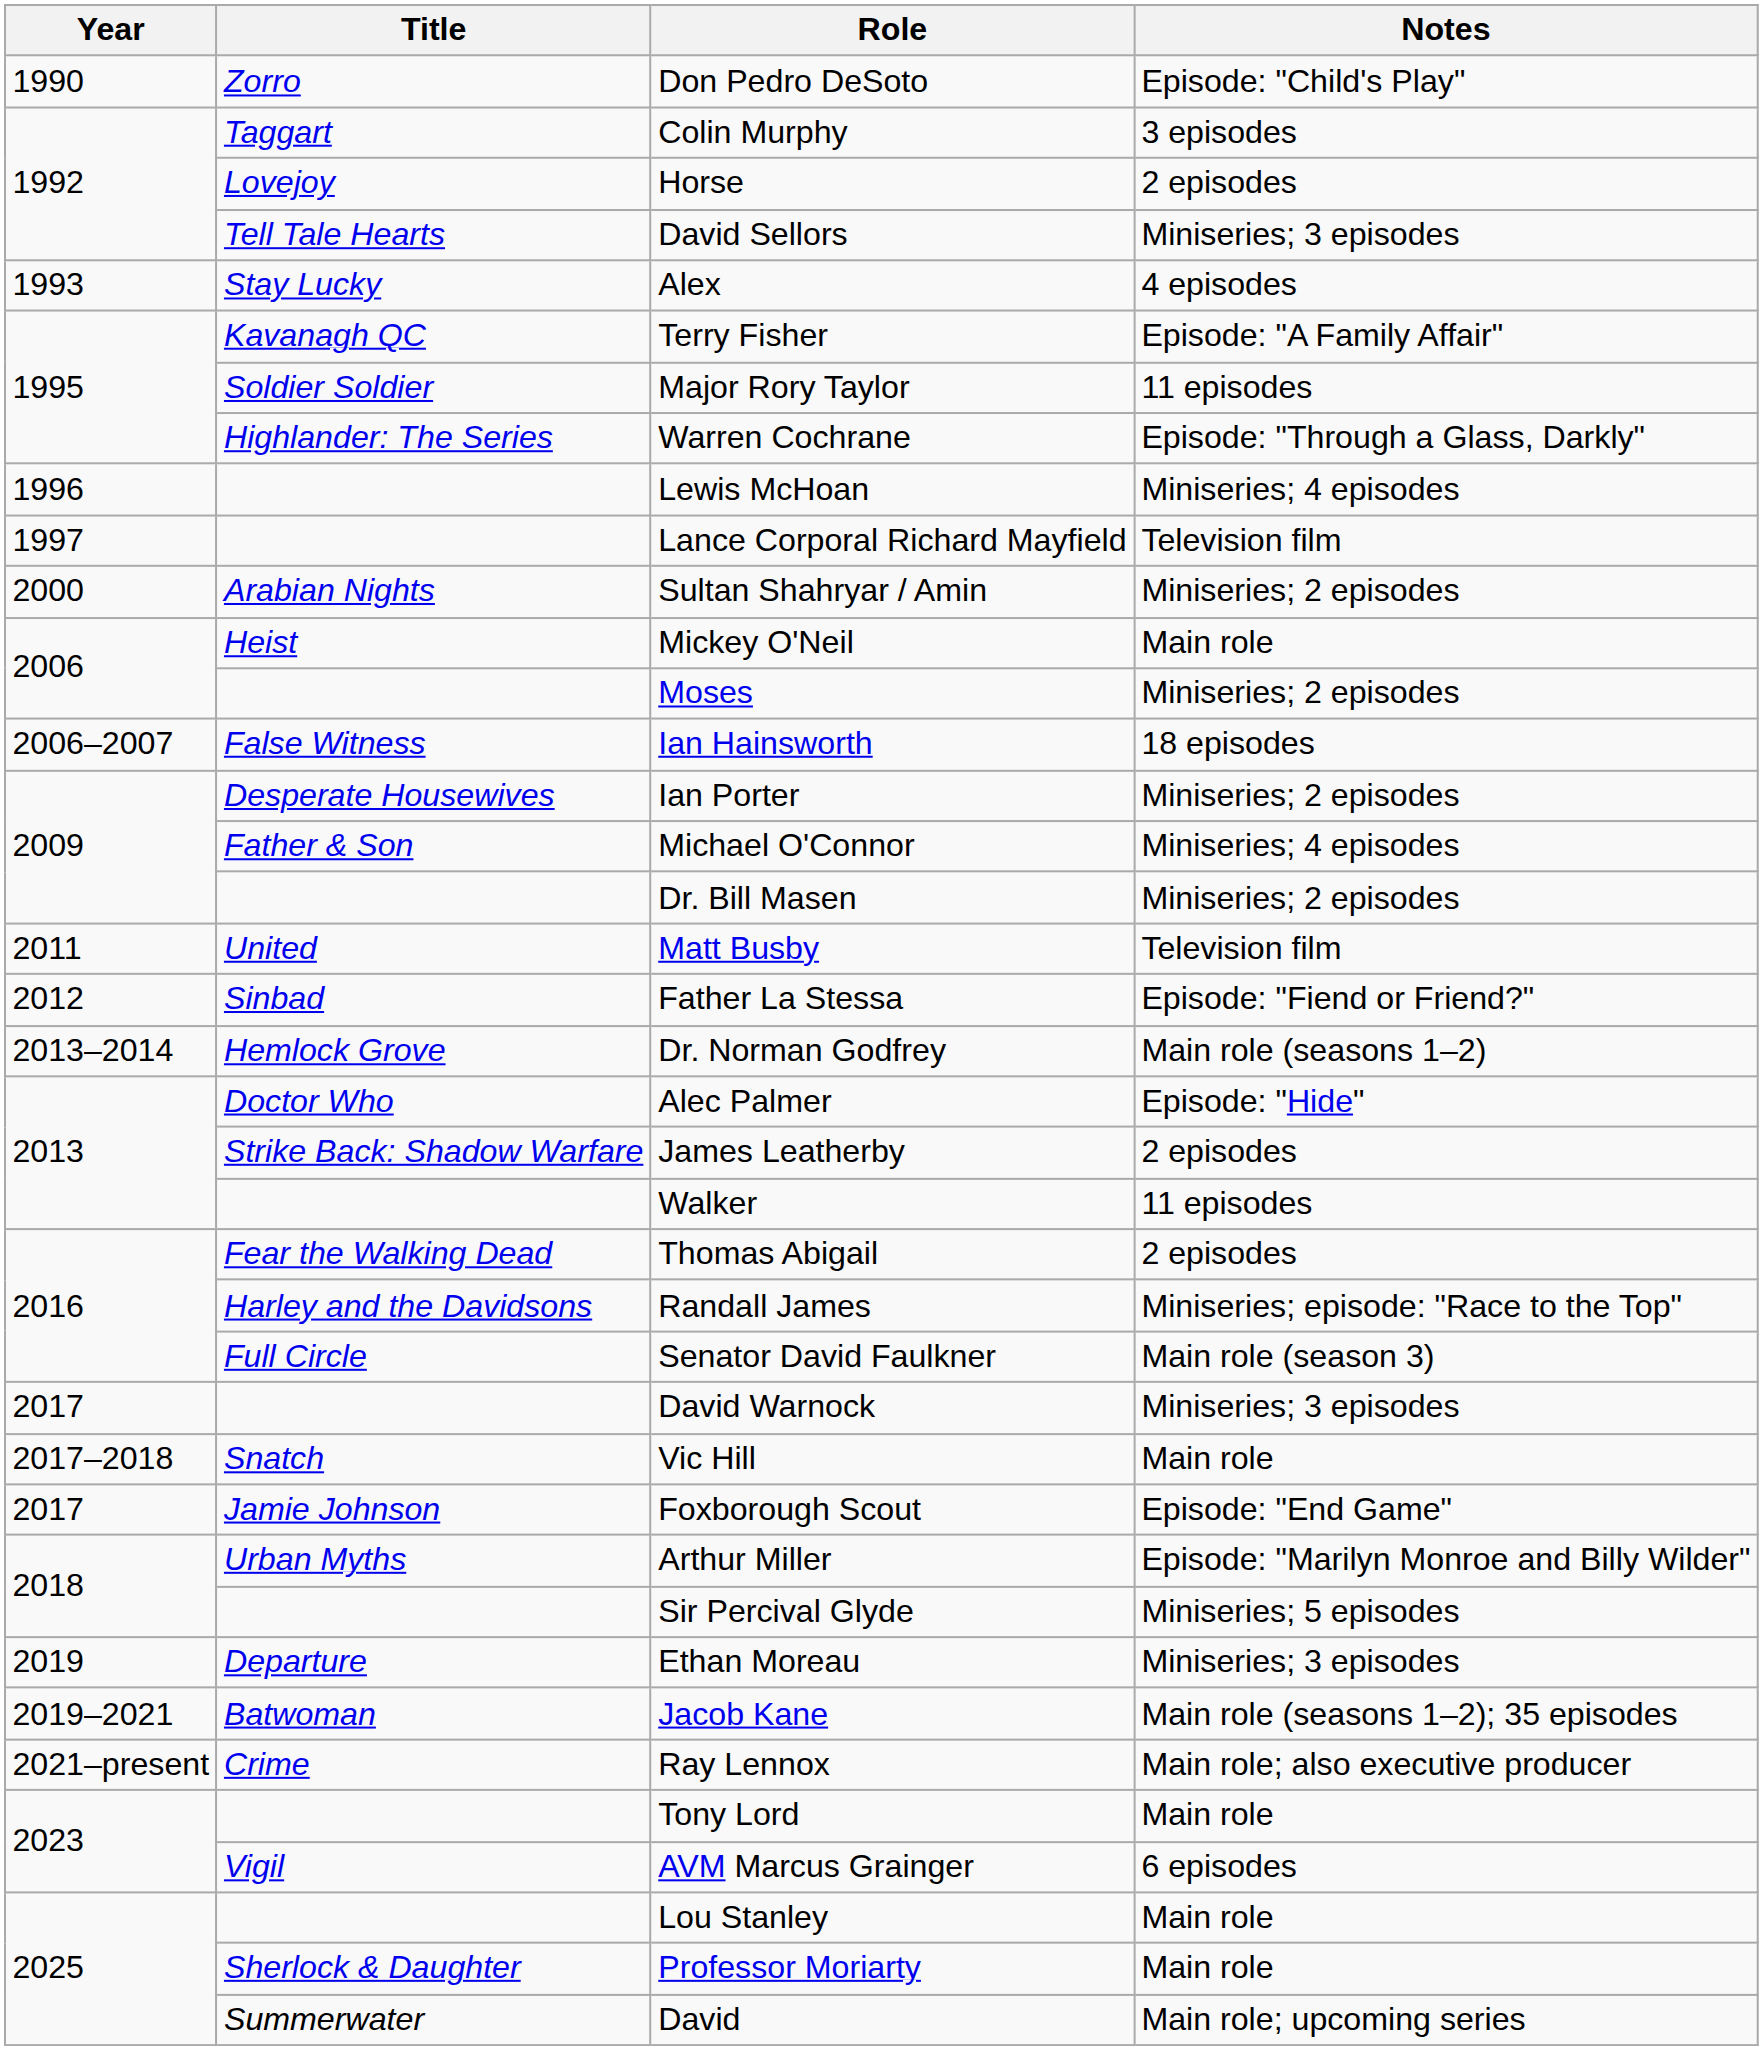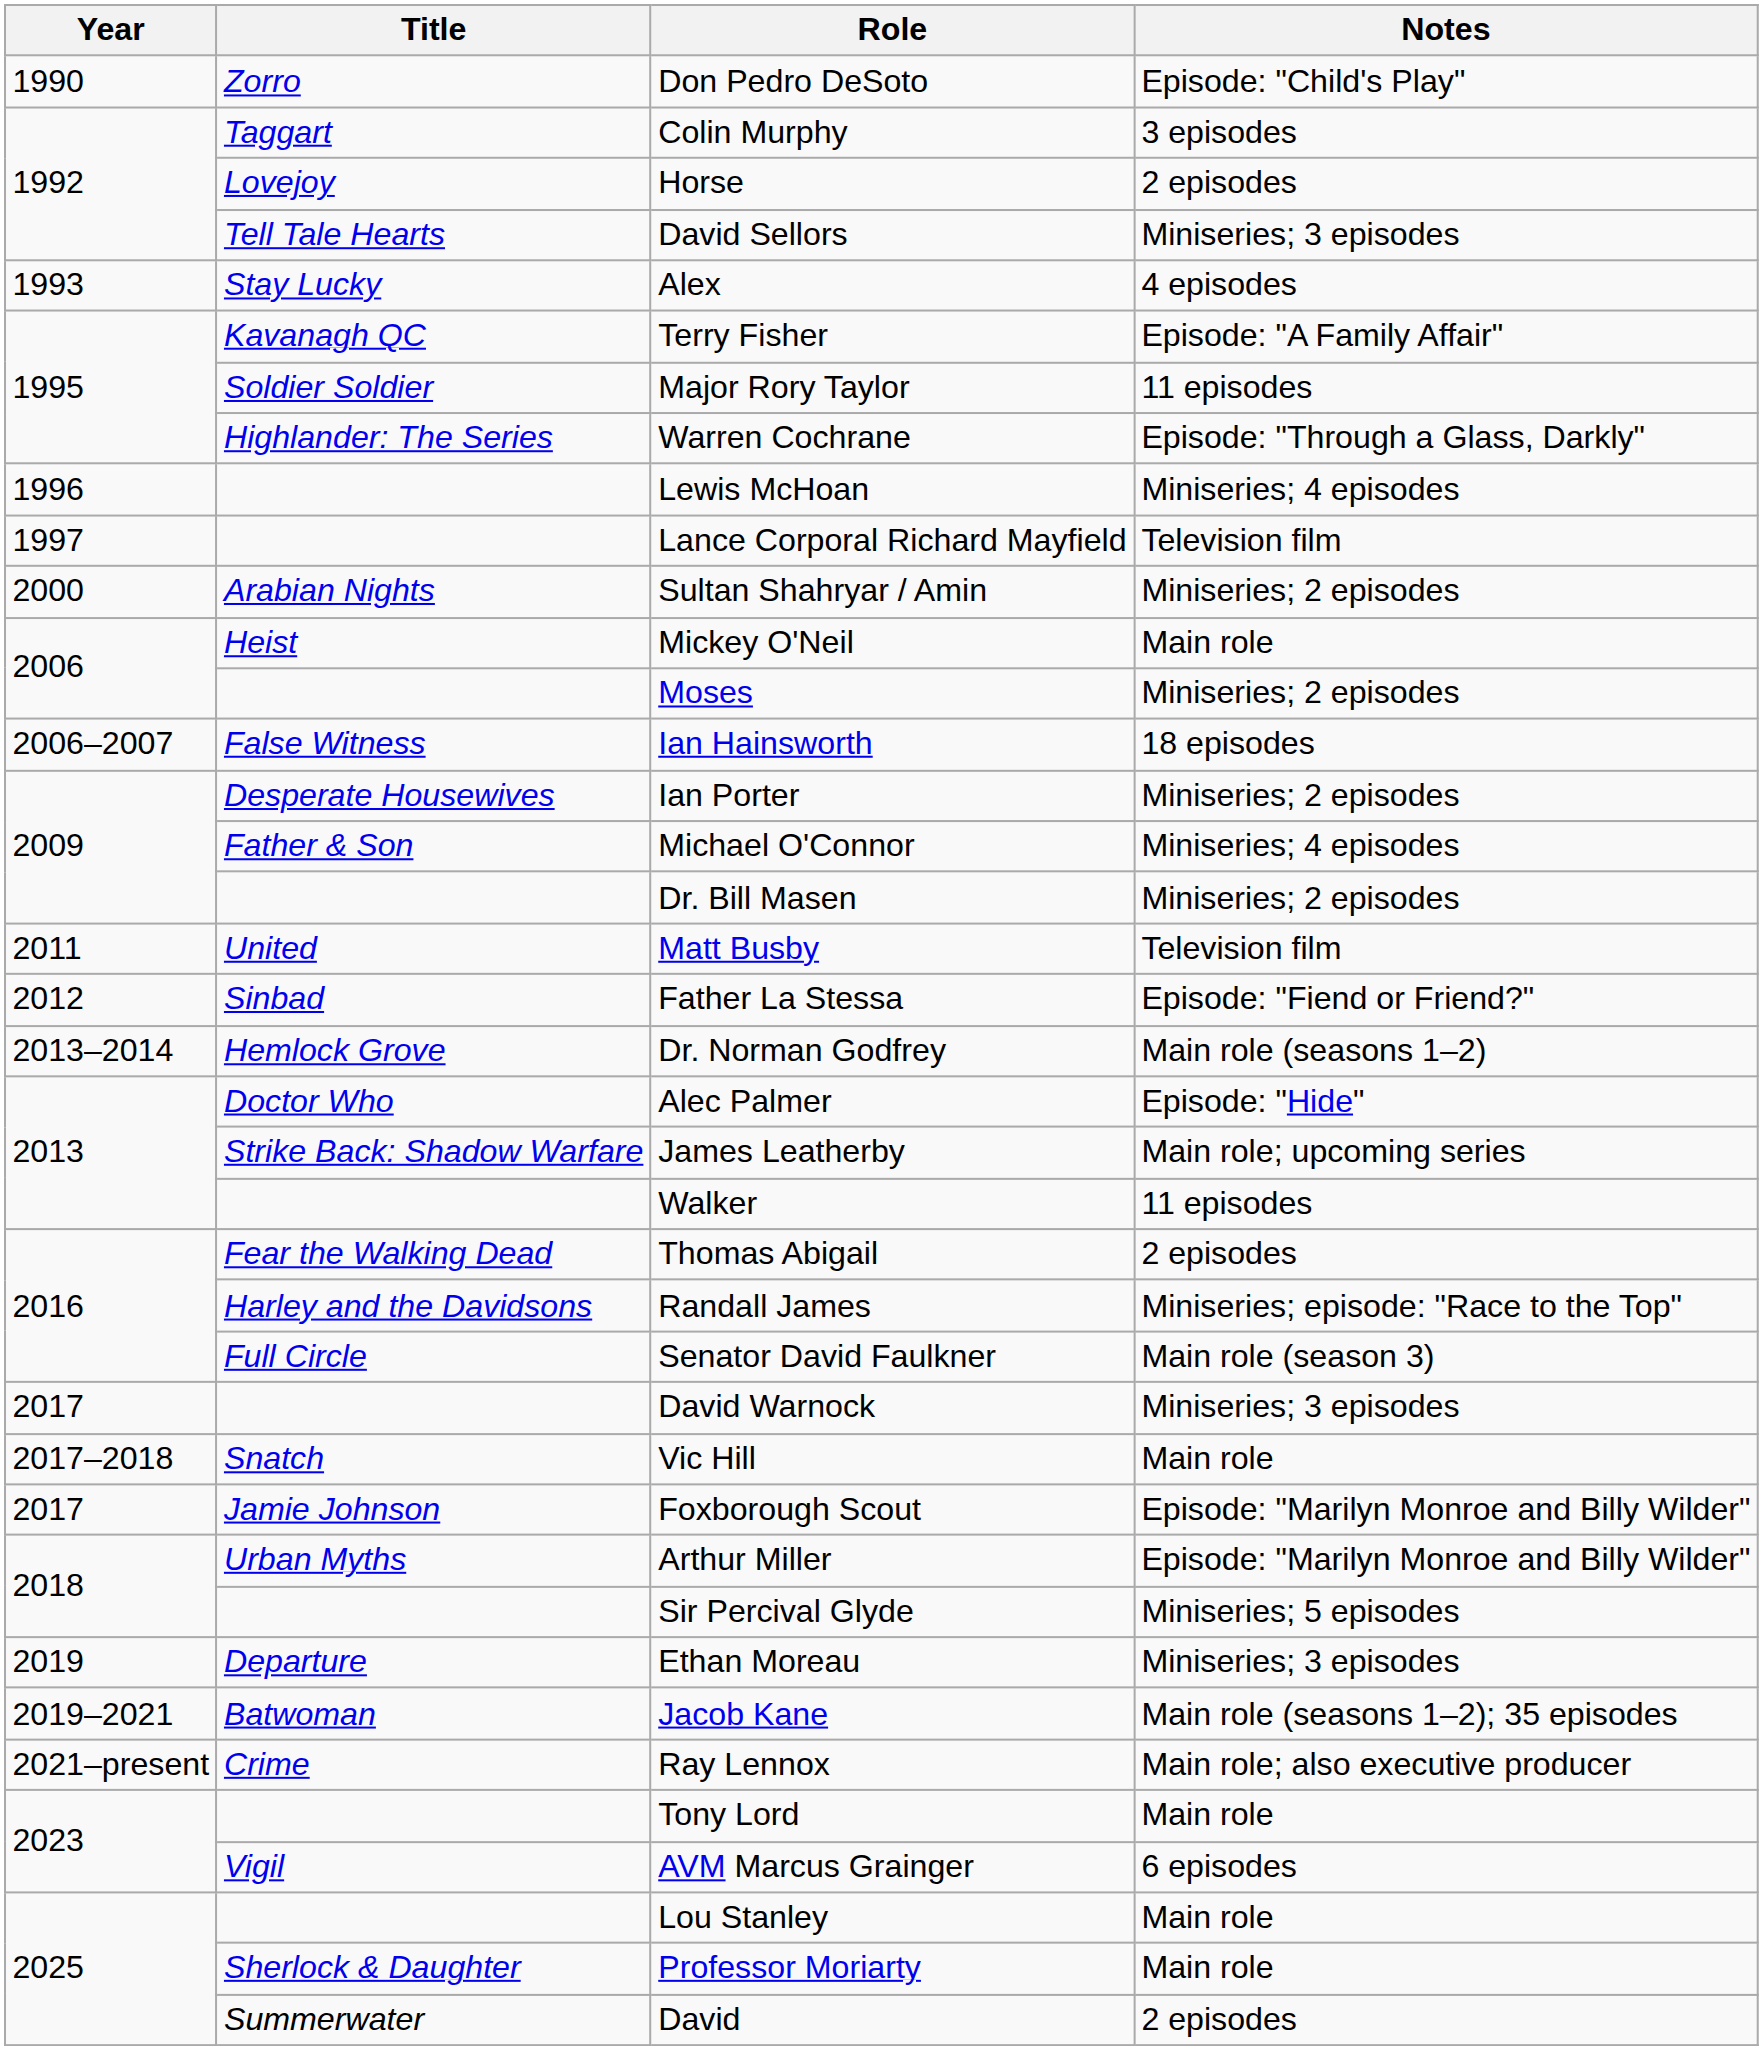(1219, 1152) 2 episodes -> (1334, 1152) Main role; upcoming series
(1297, 1509) Episode: "End Game" -> (1446, 1509) Episode: "Marilyn Monroe and Billy Wilder"
(1334, 2019) Main role; upcoming series -> (1219, 2019) 2 episodes
